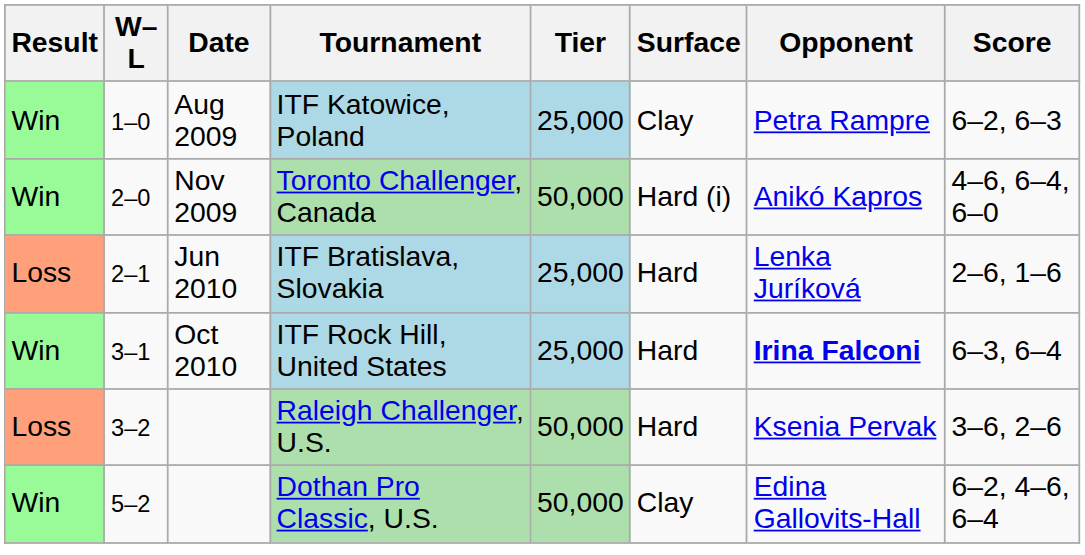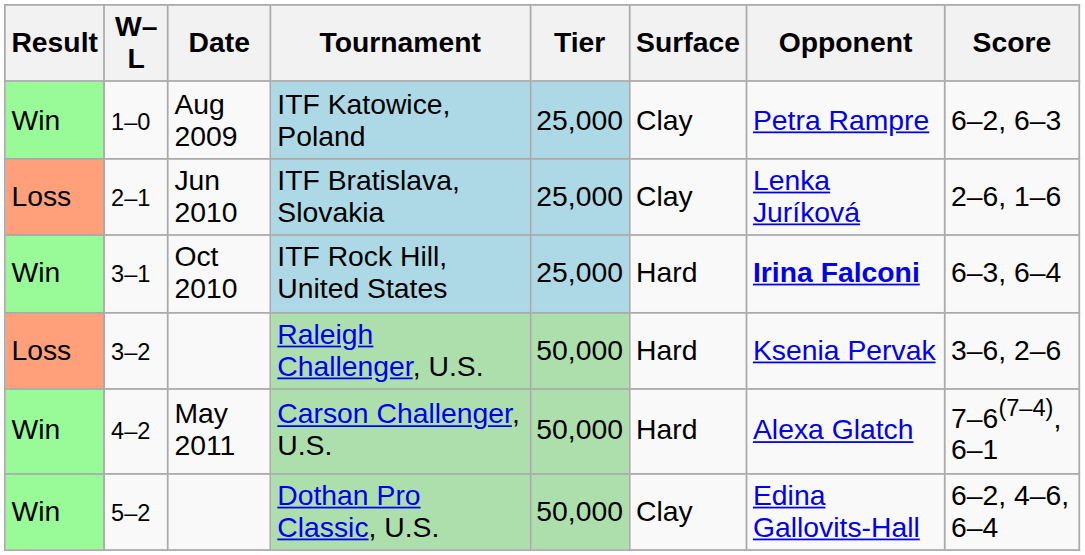- row: (399, 196)
(667, 273) Hard -> (664, 196) Clay
+ row: (399, 430)
